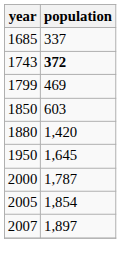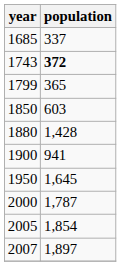(55, 86) 469 -> (55, 86) 365
(61, 132) 1,420 -> (61, 132) 1,428
+ row: (23, 156)
